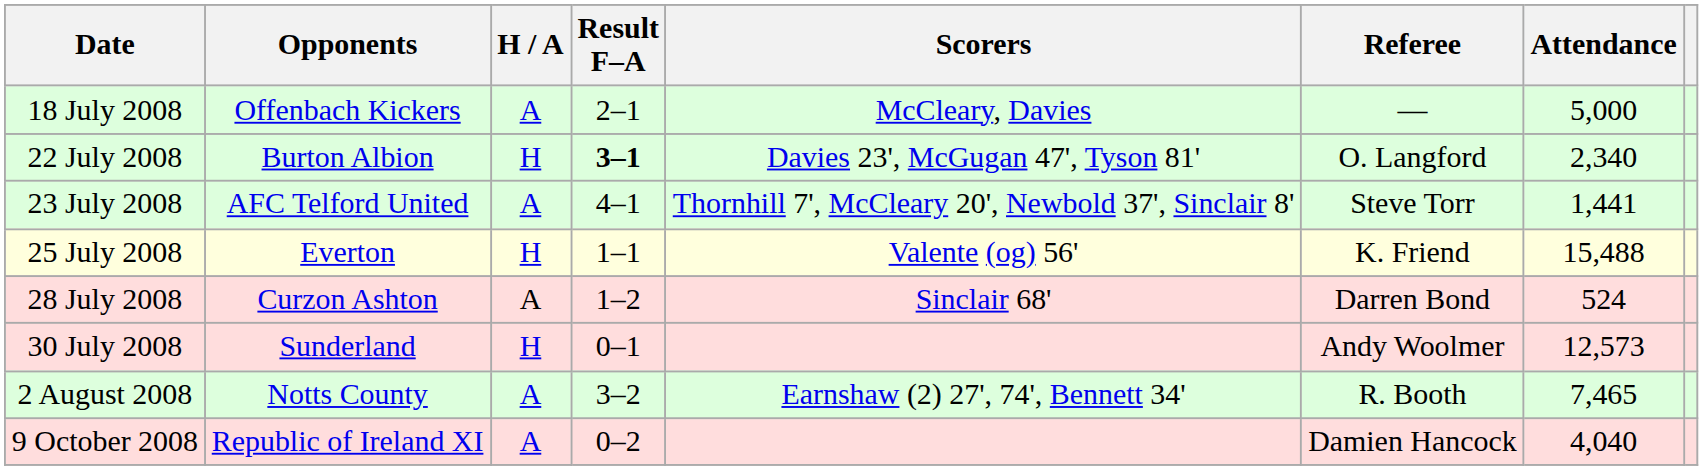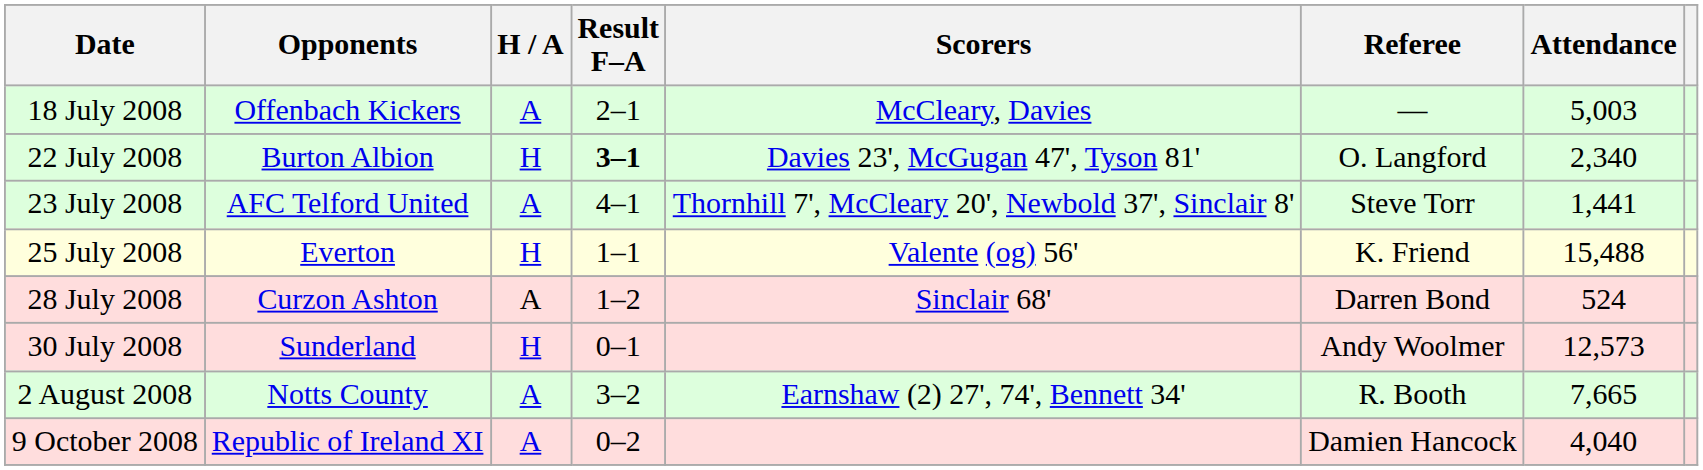(1604, 109) 5,000 -> (1604, 109) 5,003
(1604, 394) 7,465 -> (1604, 394) 7,665
